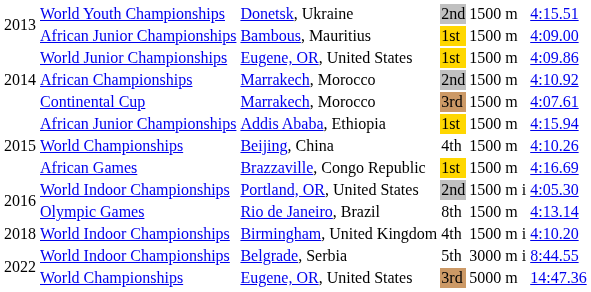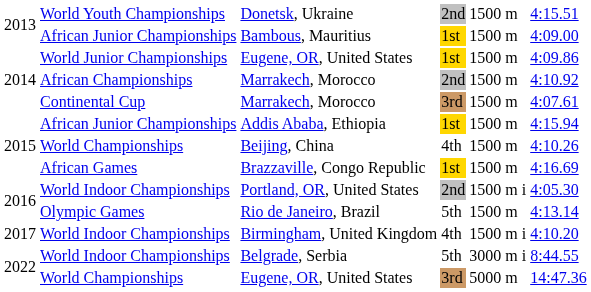(452, 212) 8th -> (452, 212) 5th
(20, 234) 2018 -> (20, 234) 2017
